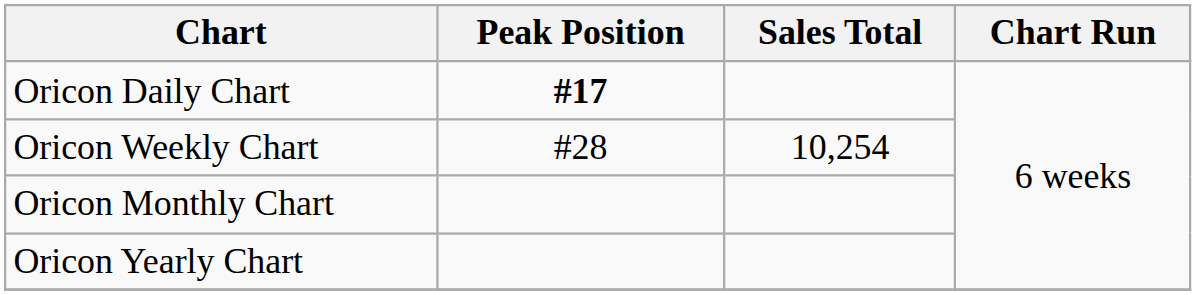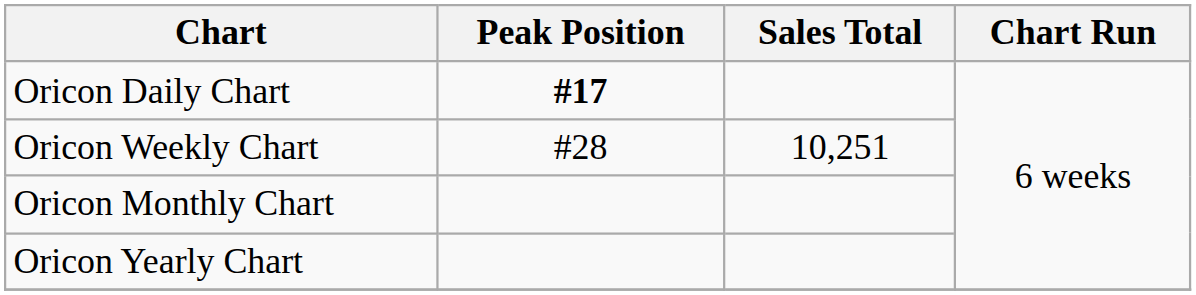(840, 146) 10,254 -> (840, 146) 10,251
